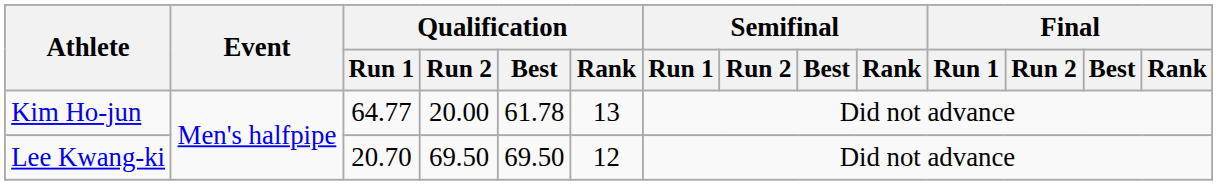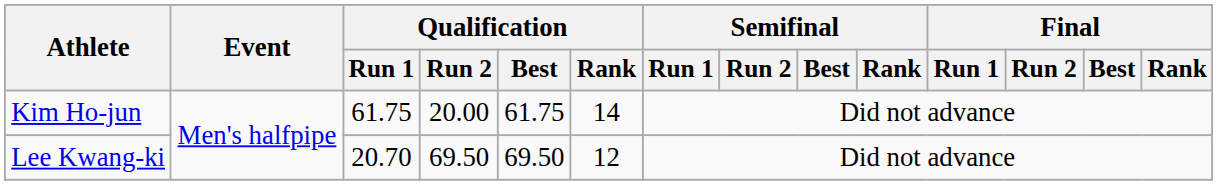(381, 112) 64.77 -> (381, 112) 61.75
(534, 112) 61.78 -> (534, 112) 61.75
(606, 112) 13 -> (606, 112) 14
